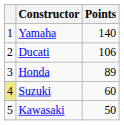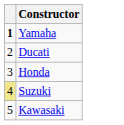- column: (100, 14)
(10, 33) normal -> (10, 33) bold
